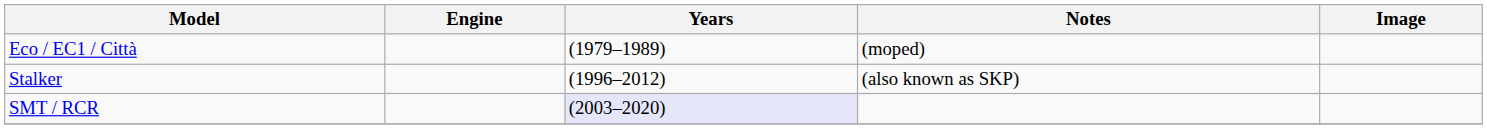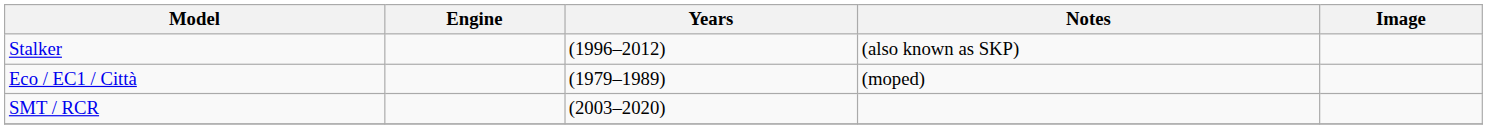rows swapped: (73, 49) <-> (35, 78)
(617, 108) lavender background -> (617, 108) no background
